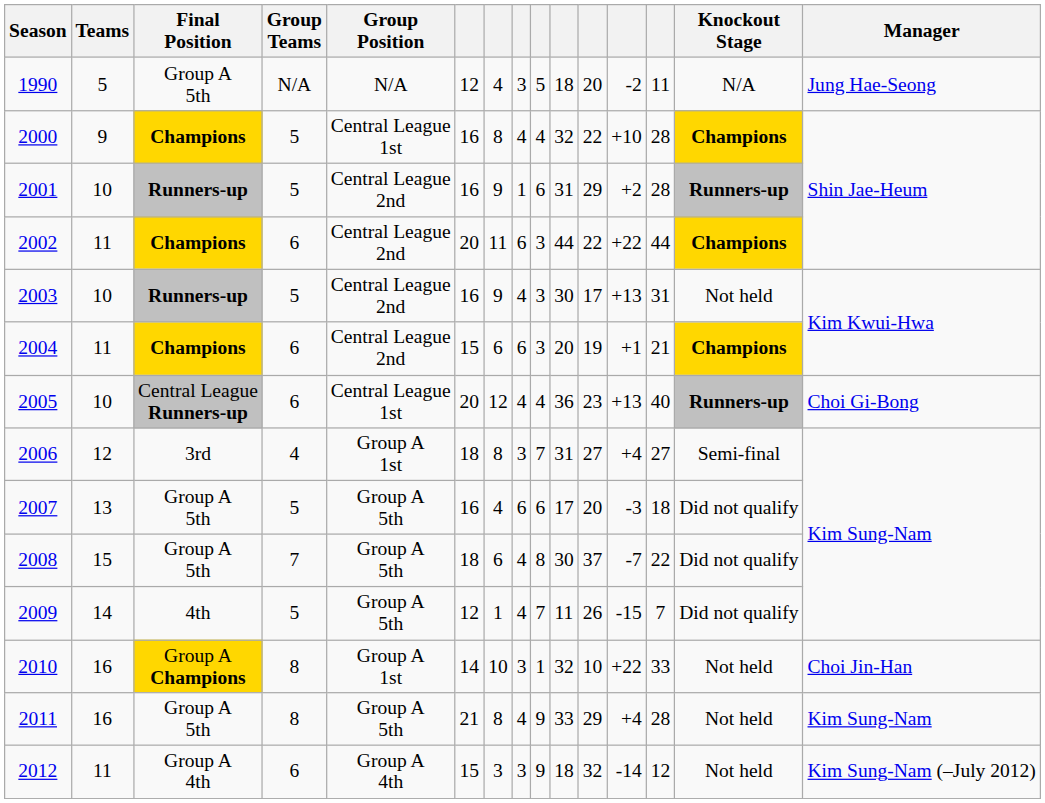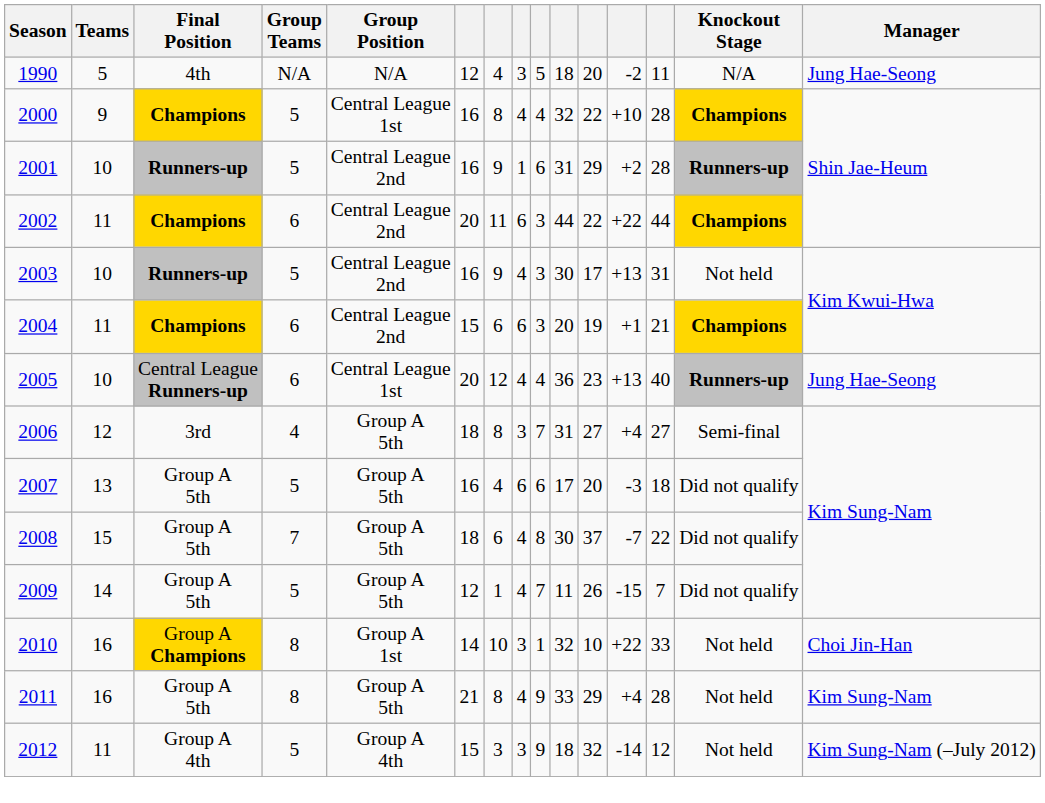(198, 83) Group A 5th -> (198, 72) 4th
(863, 401) Choi Gi-Bong -> (872, 379) Jung Hae-Seong
(391, 454) Group A 1st -> (391, 432) Group A 5th
(198, 613) 4th -> (198, 591) Group A 5th
(294, 771) 6 -> (294, 749) 5
